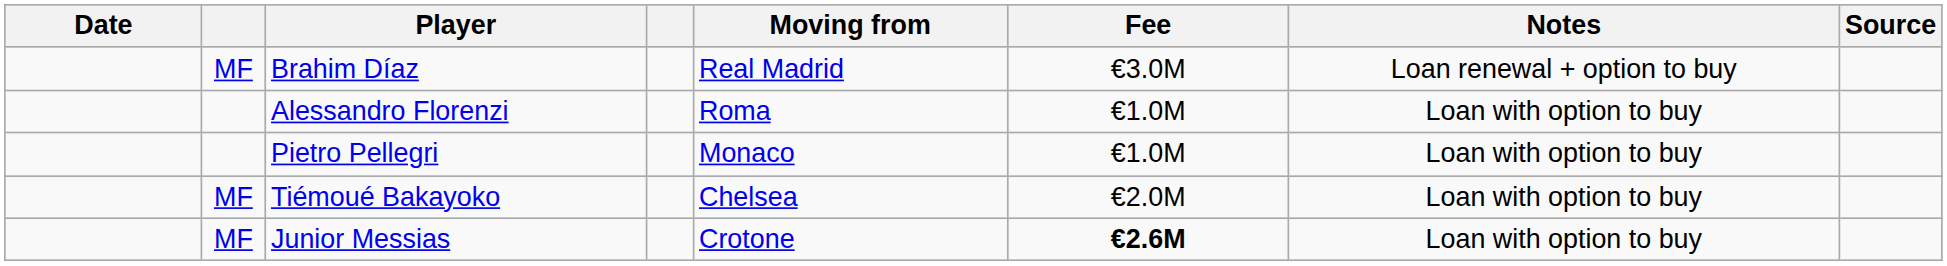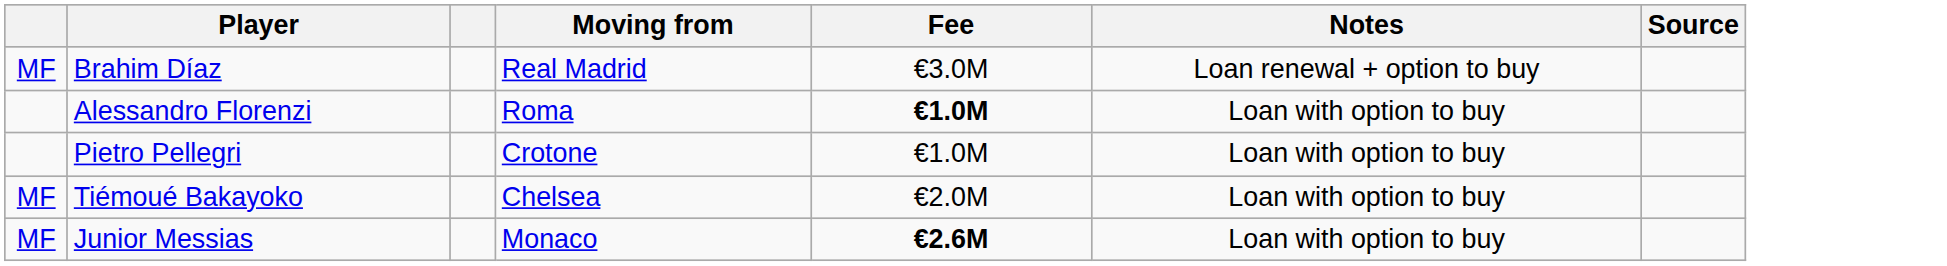- column: (103, 25)
(1148, 111) normal -> (951, 111) bold
(747, 153) Monaco -> (550, 153) Crotone
(747, 238) Crotone -> (550, 238) Monaco
